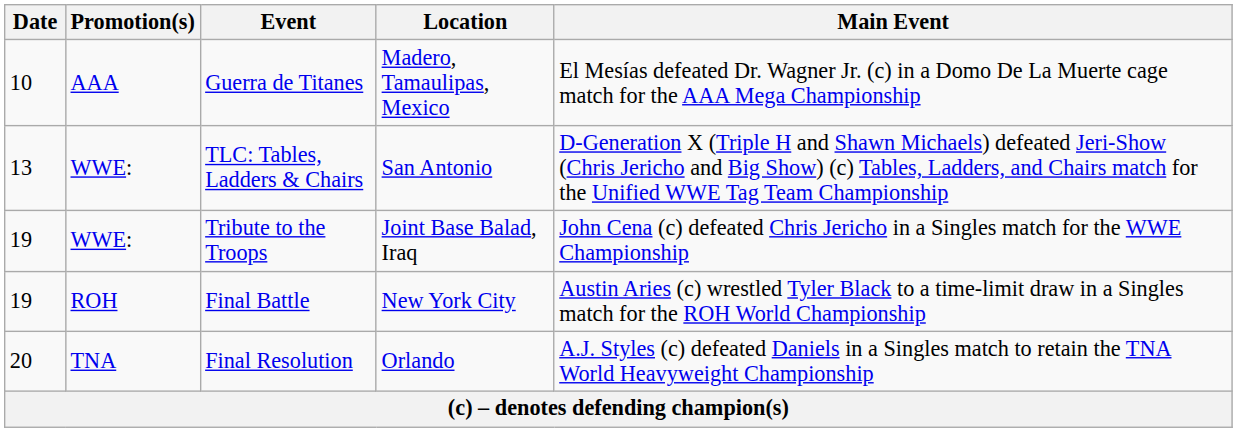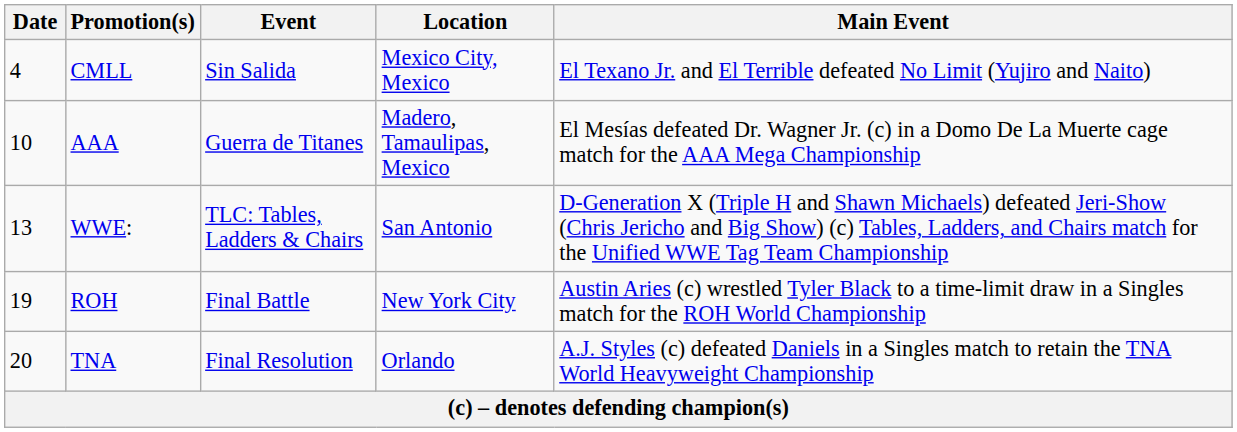+ row: (251, 69)
- row: (265, 240)
